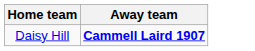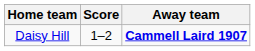+ column: (101, 14)
